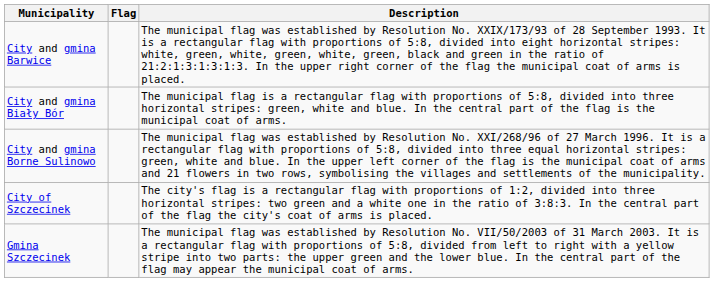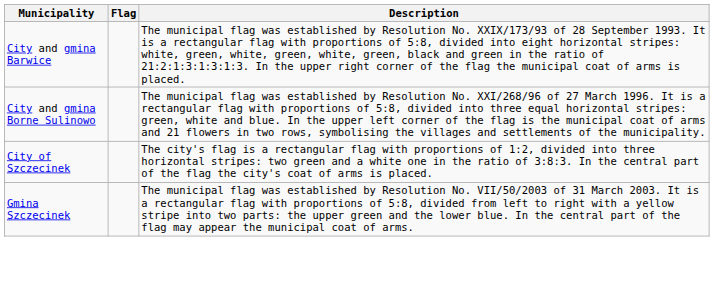- row: (51, 108)
